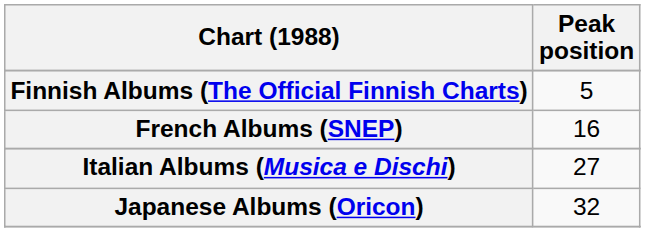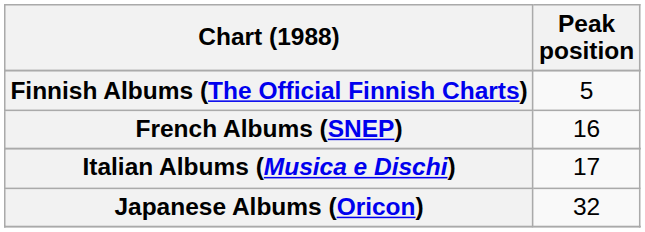(587, 167) 27 -> (587, 167) 17
